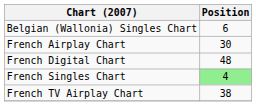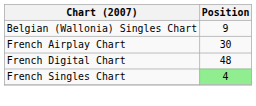(226, 29) 6 -> (226, 29) 9
- row: (75, 93)
